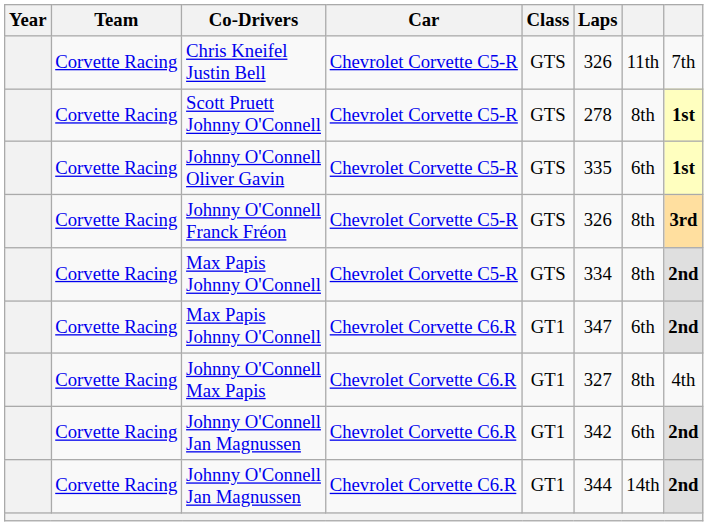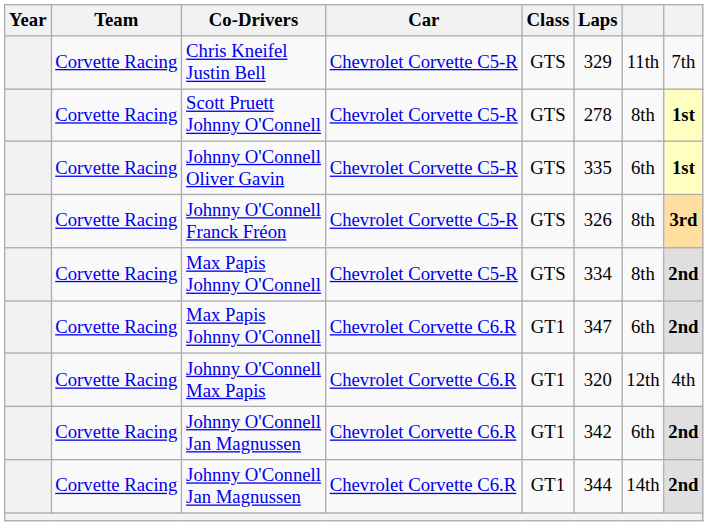(598, 62) 326 -> (598, 62) 329
(598, 380) 327 -> (598, 380) 320
(643, 380) 8th -> (643, 380) 12th
